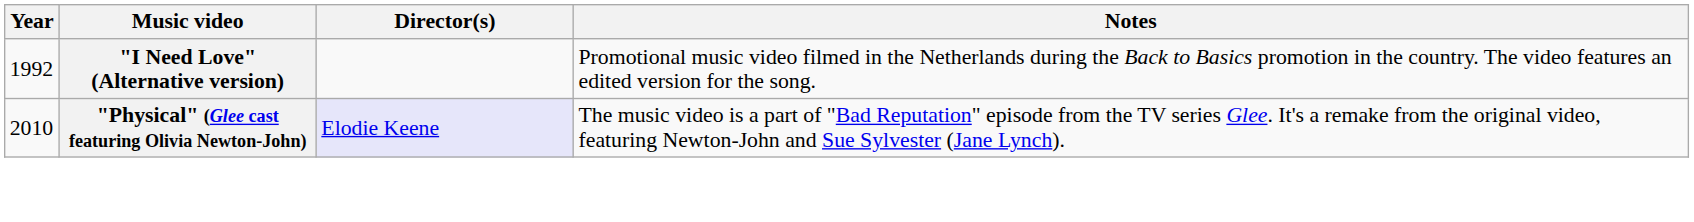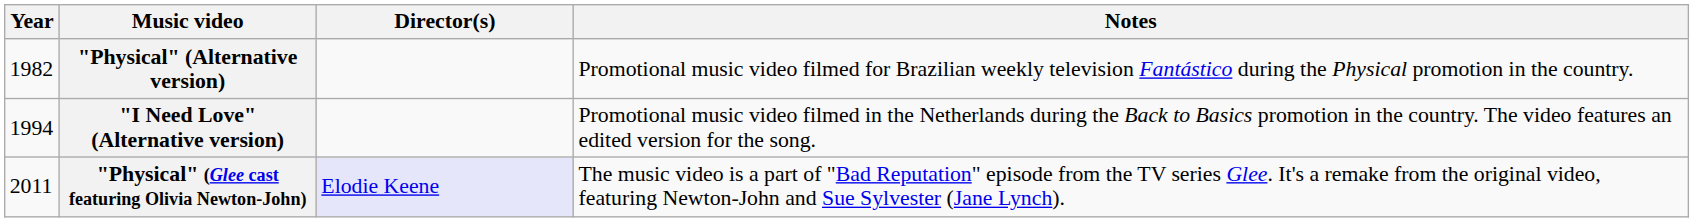+ row: (188, 68)
(31, 68) 1992 -> (31, 127) 1994
(31, 127) 2010 -> (31, 186) 2011
